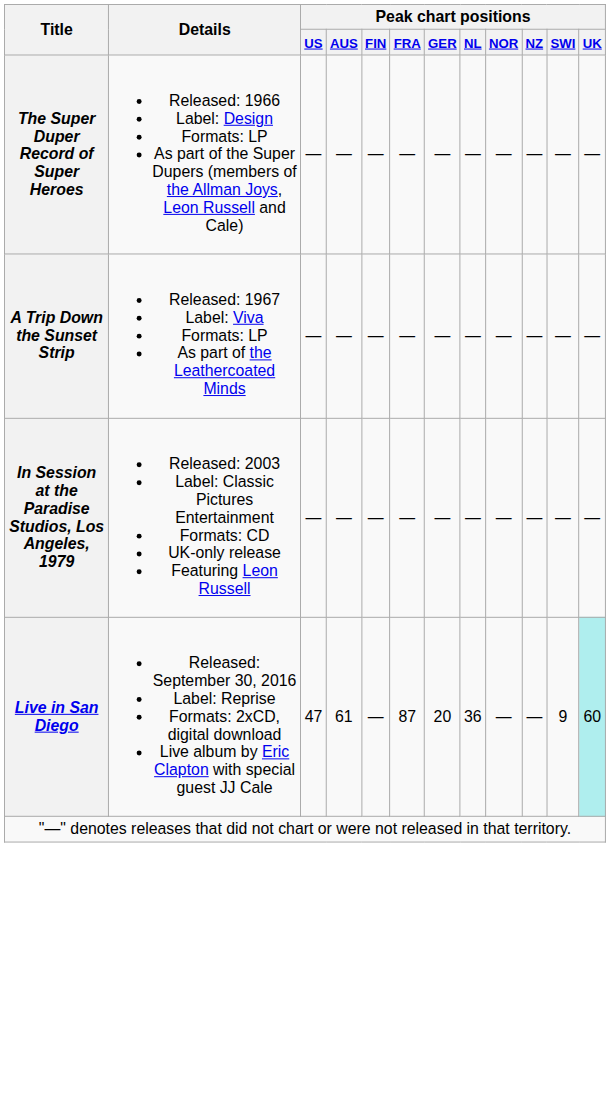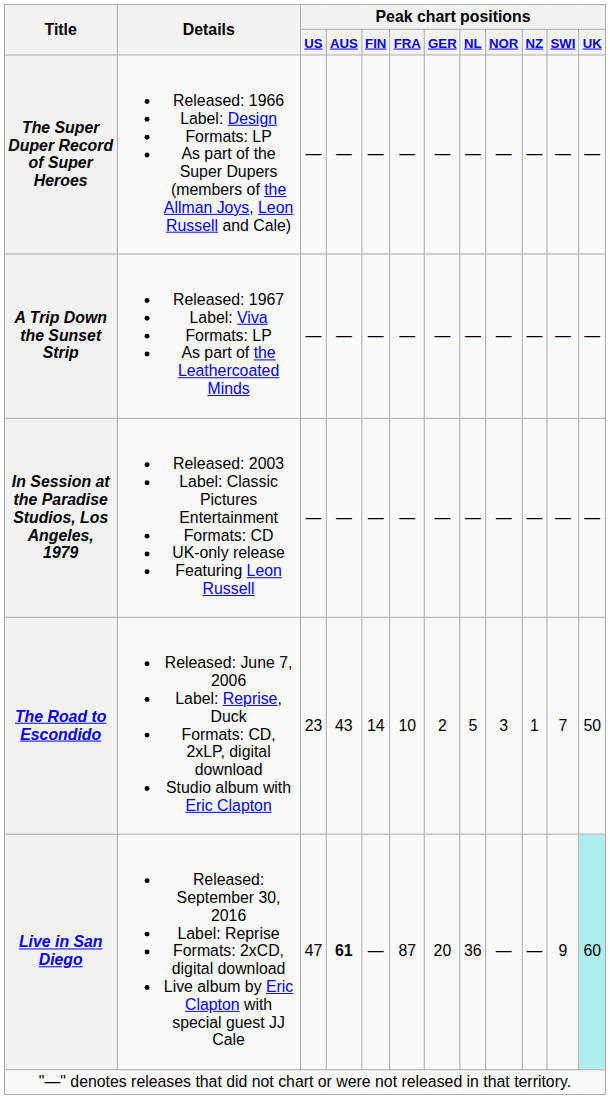+ row: (61, 725)
(344, 716) normal -> (344, 951) bold
